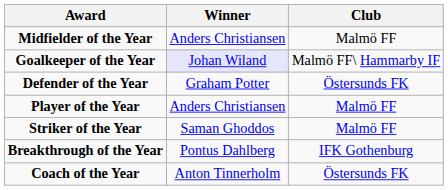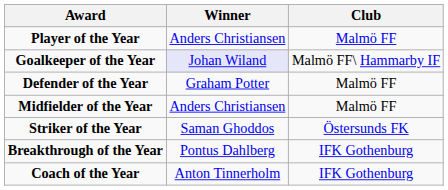rows swapped: (85, 106) <-> (85, 38)
(366, 83) Östersunds FK -> (366, 83) Malmö FF
(366, 128) Malmö FF -> (366, 128) Östersunds FK
(366, 173) Östersunds FK -> (366, 173) IFK Gothenburg
